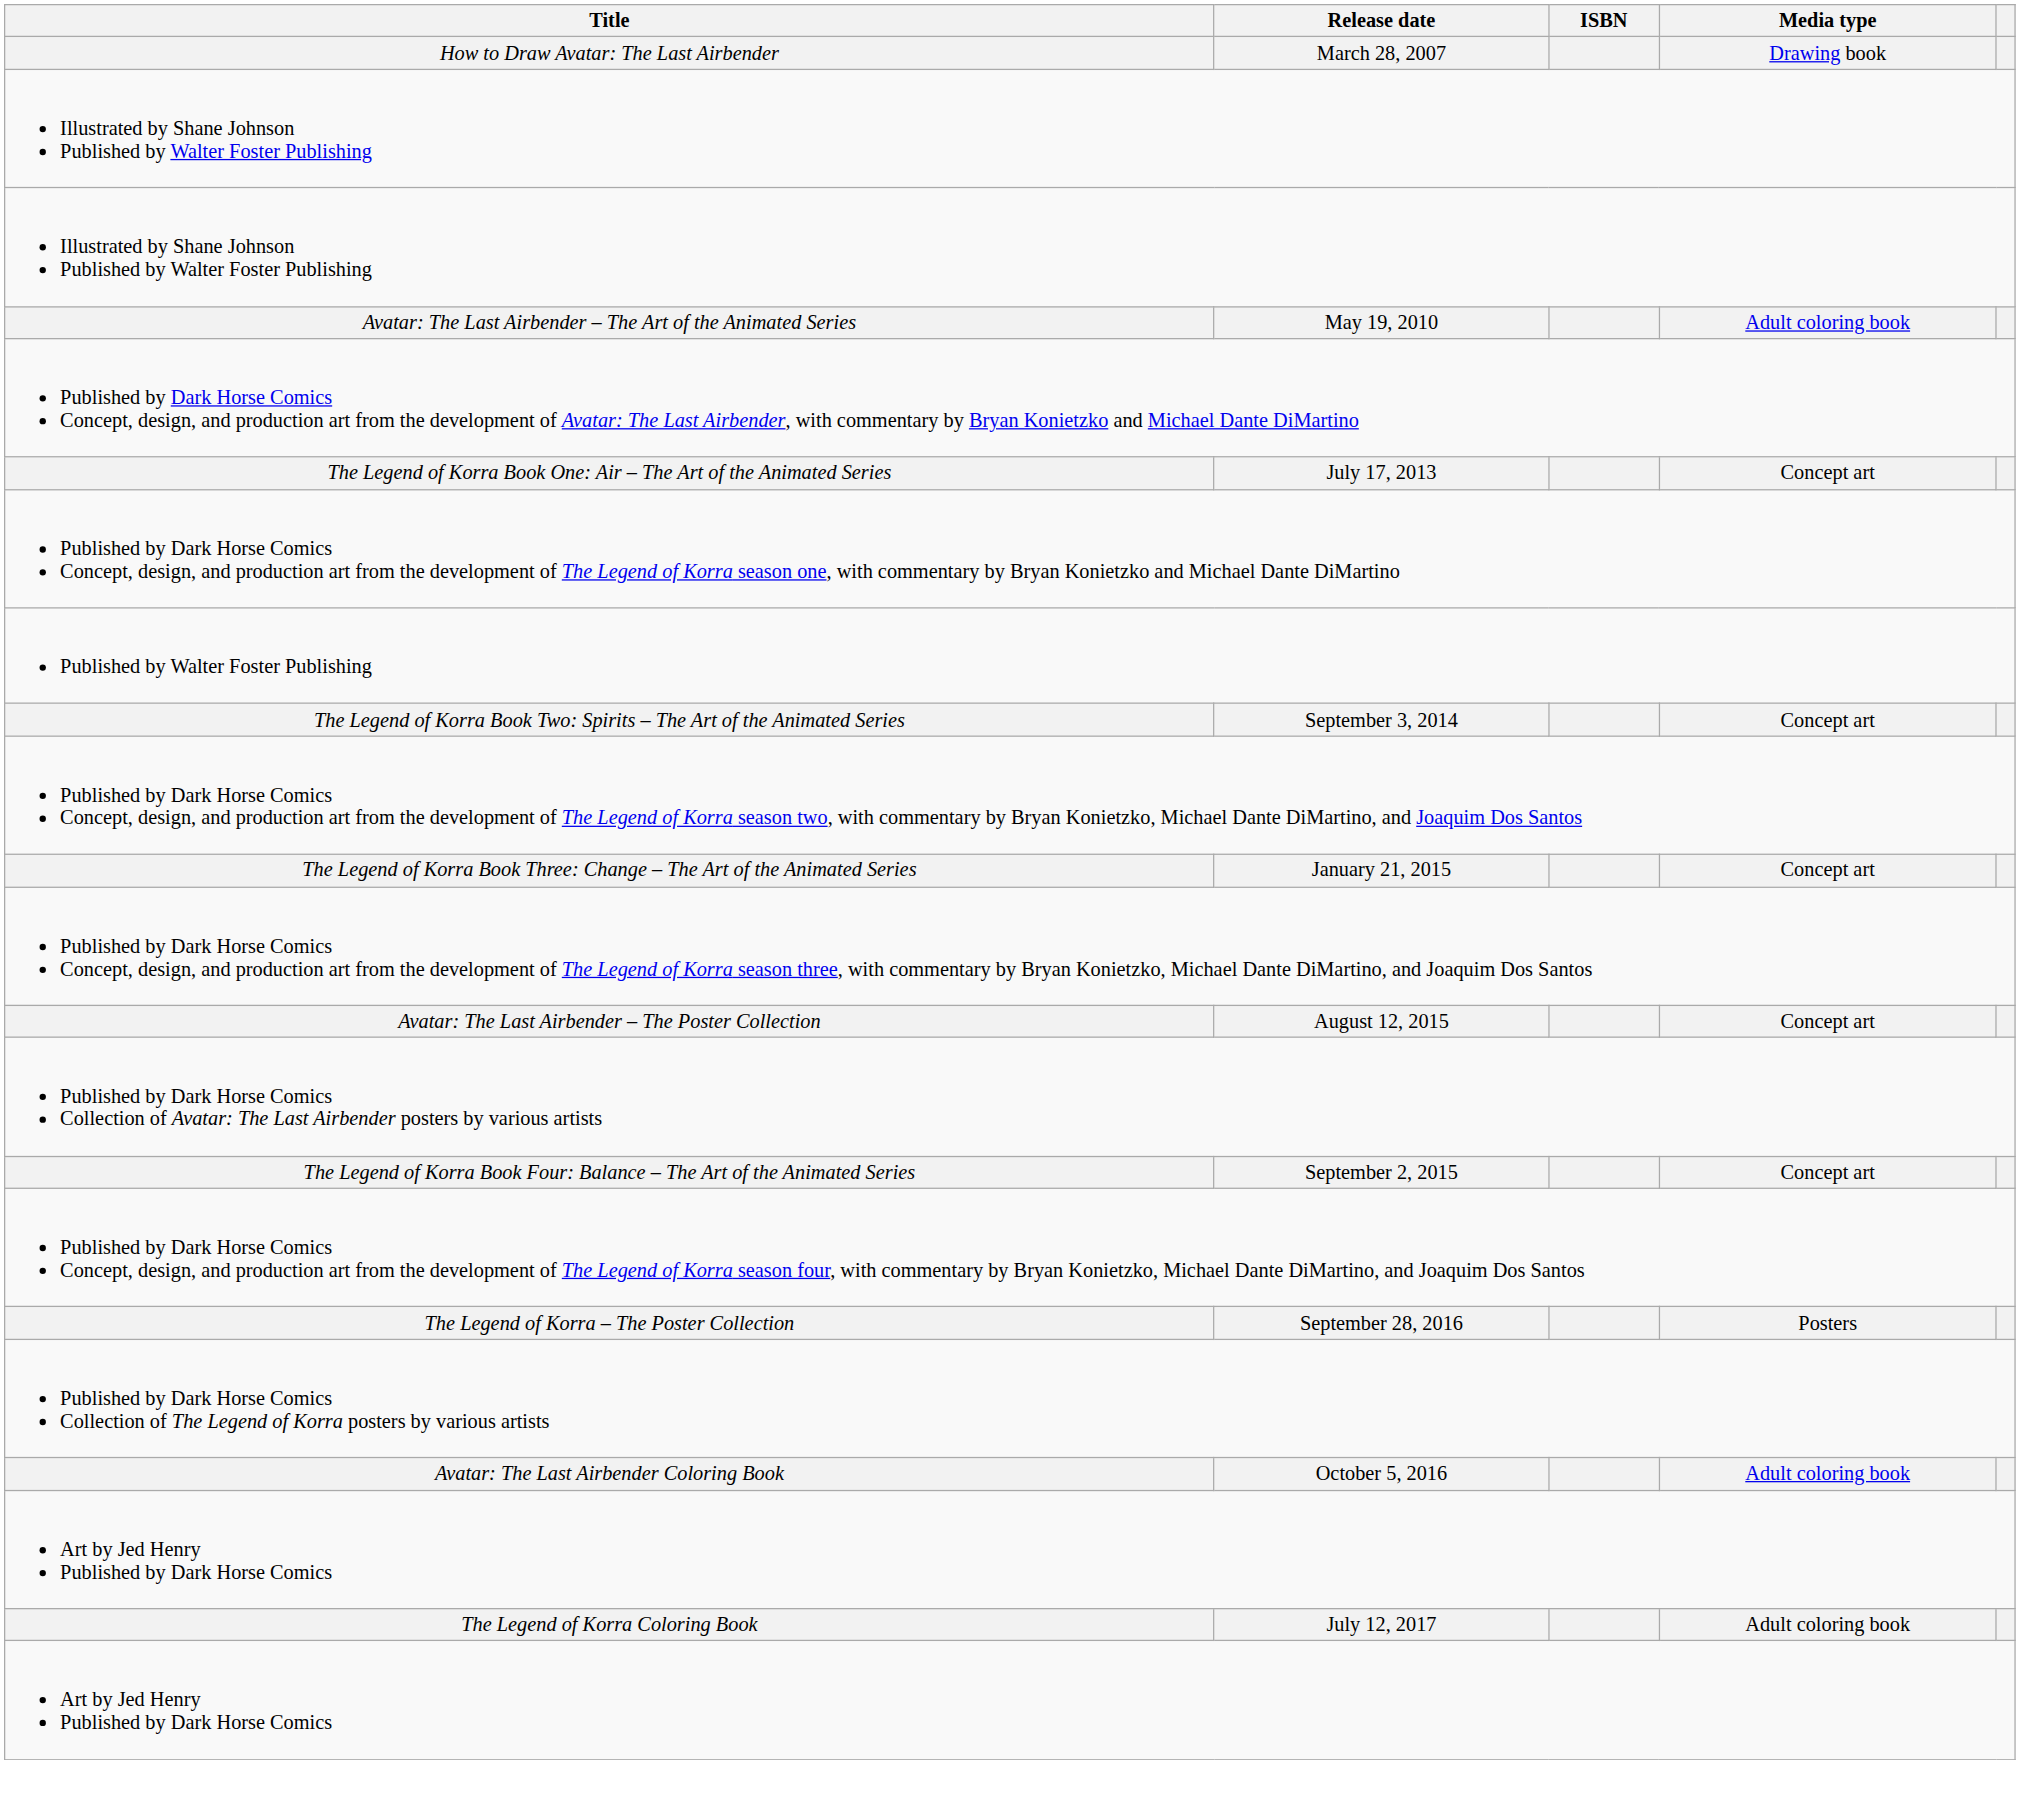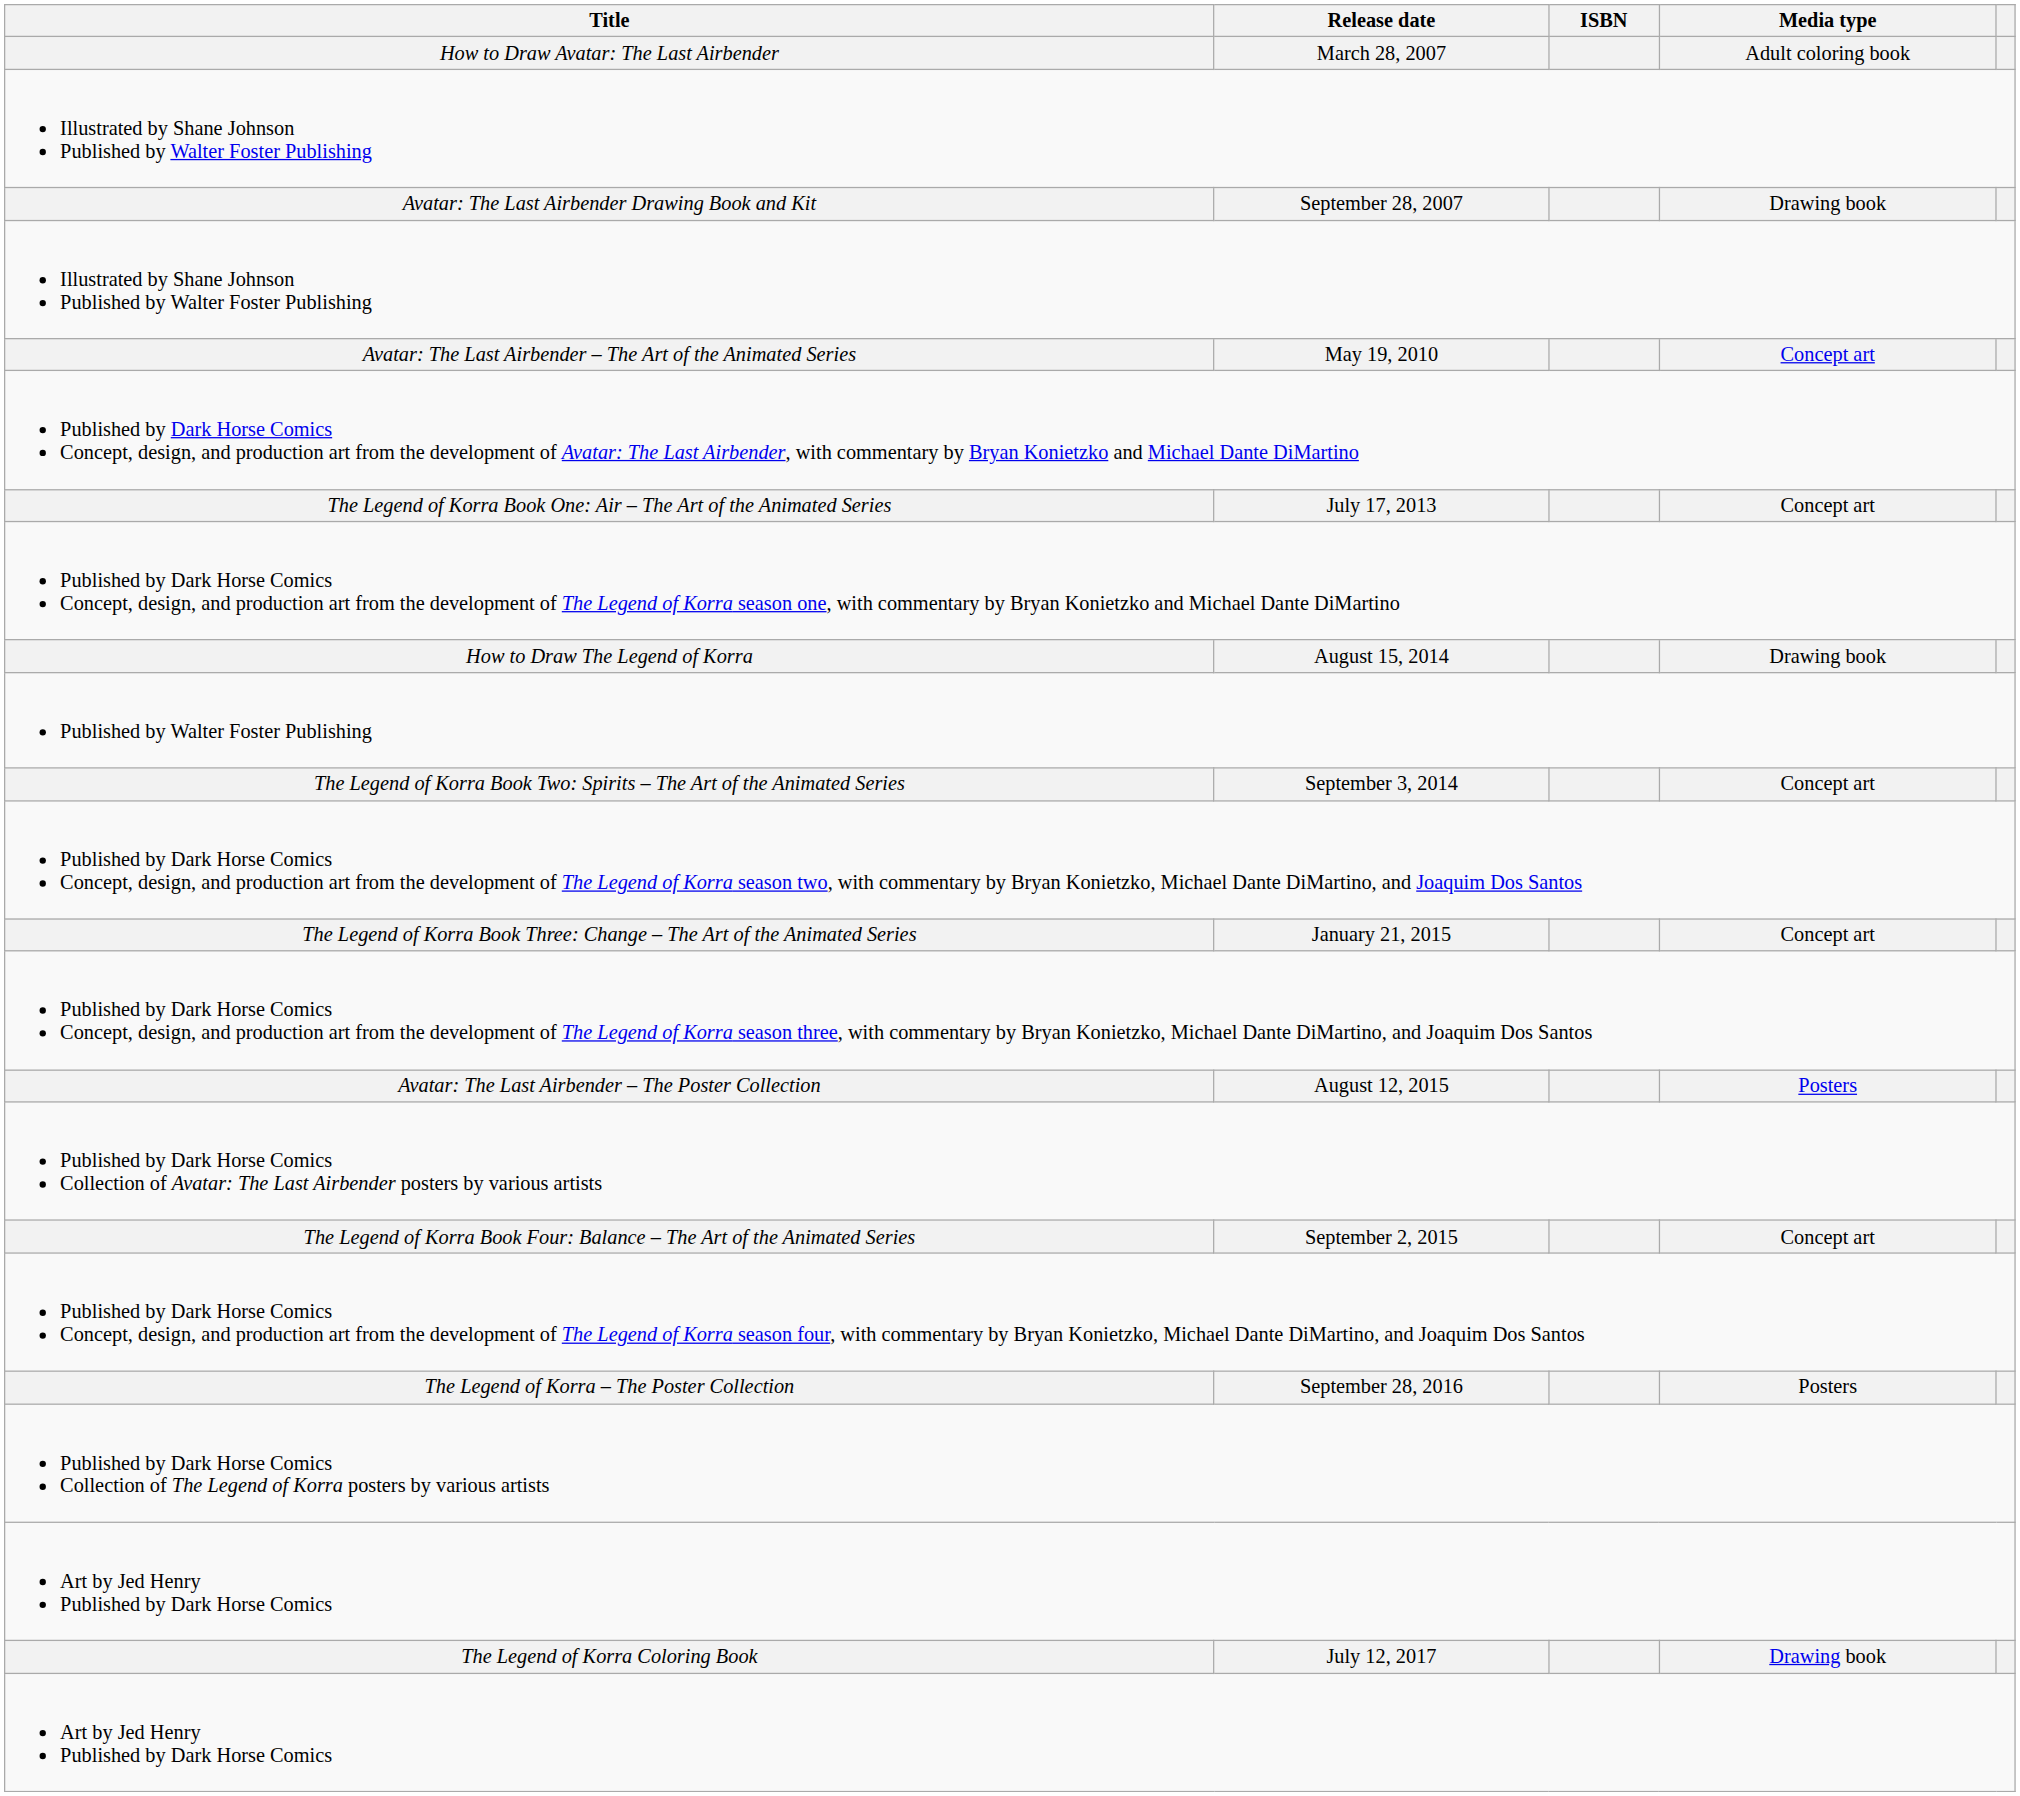(1828, 52) Drawing book -> (1828, 52) Adult coloring book
+ row: (609, 203)
(1828, 322) Adult coloring book -> (1828, 354) Concept art
+ row: (609, 656)
(1828, 1021) Concept art -> (1828, 1085) Posters
- row: (609, 1473)
(1828, 1624) Adult coloring book -> (1828, 1656) Drawing book
